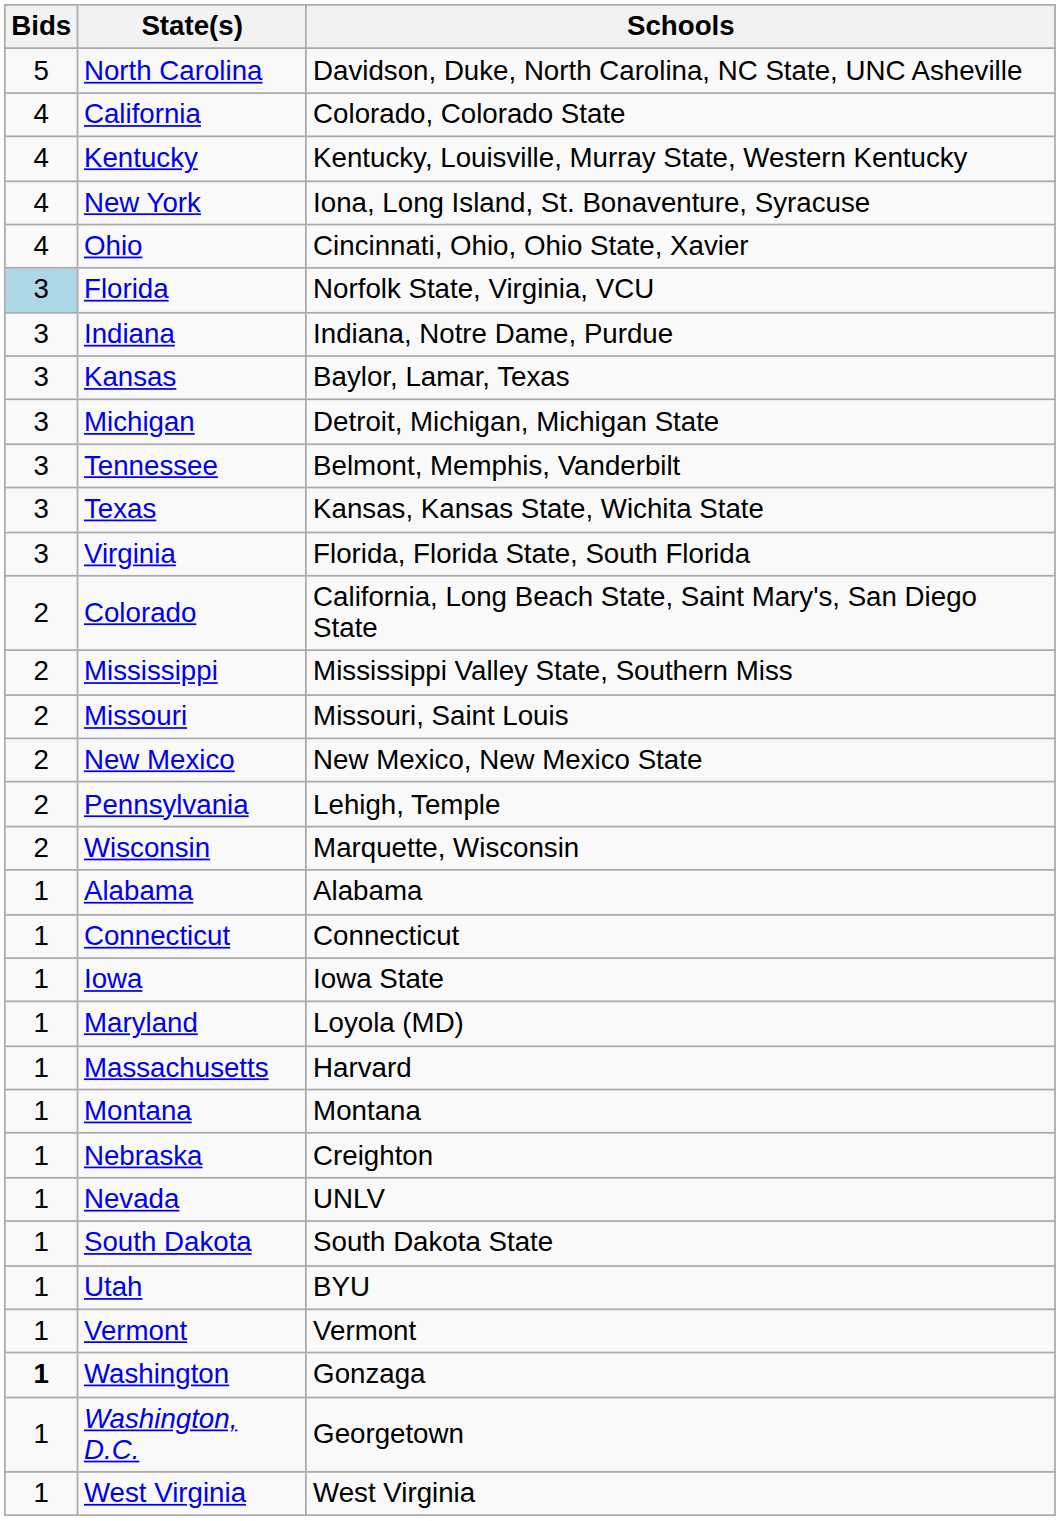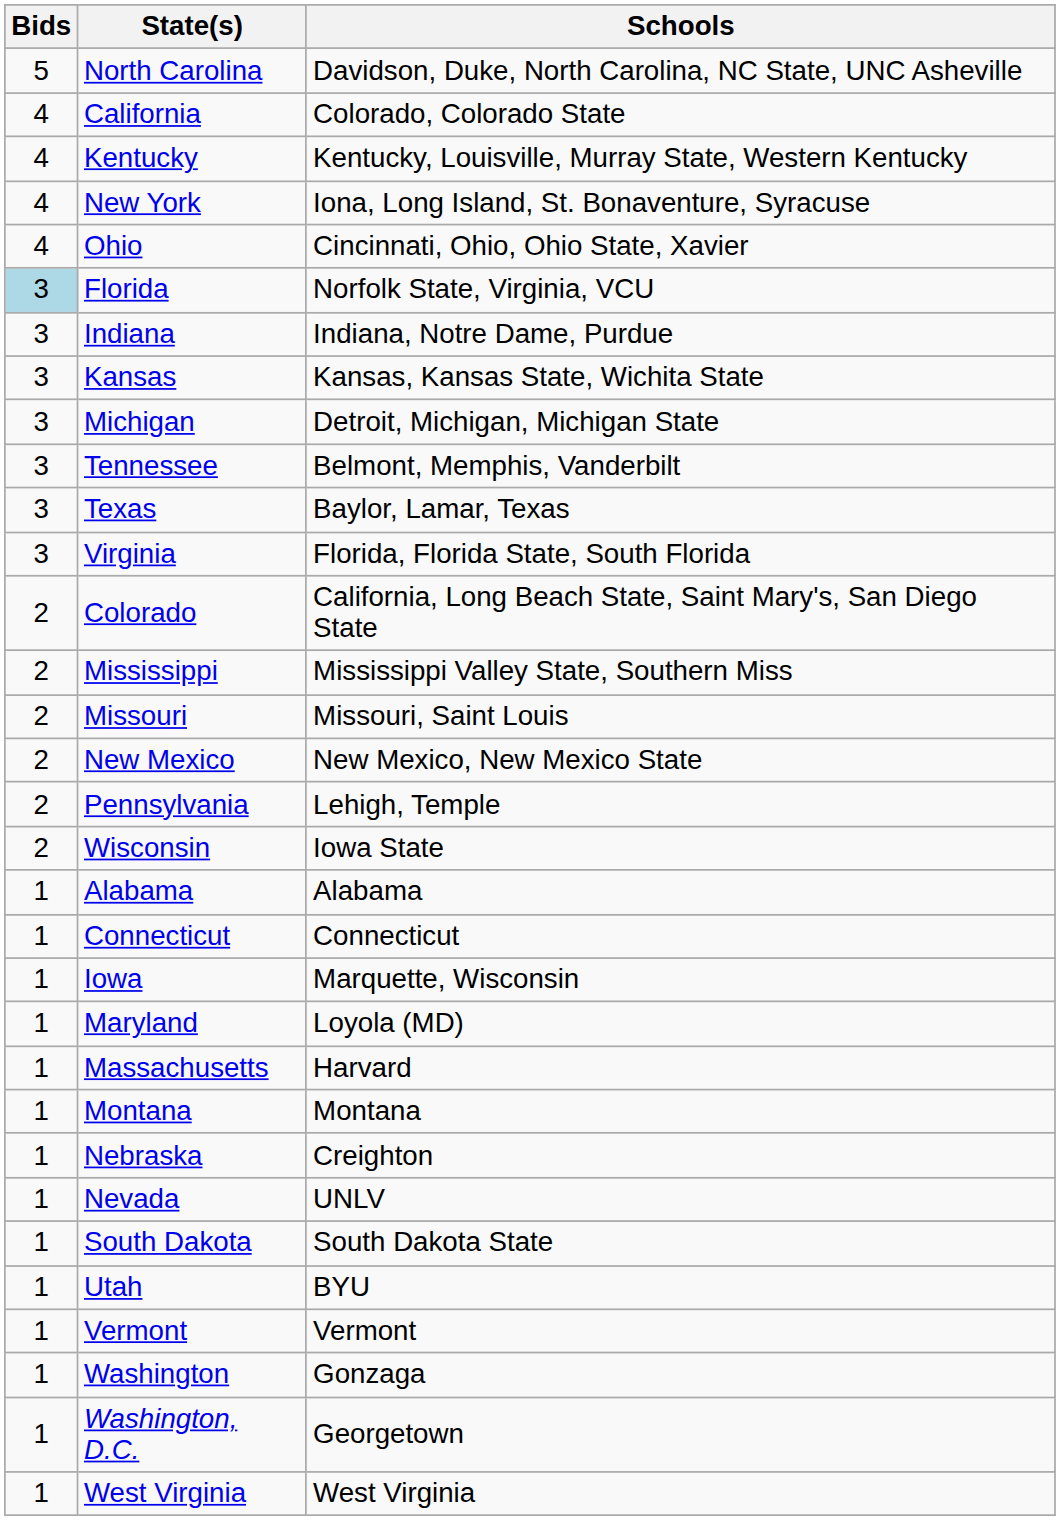(441, 377) Baylor, Lamar, Texas -> (539, 377) Kansas, Kansas State, Wichita State
(539, 509) Kansas, Kansas State, Wichita State -> (441, 509) Baylor, Lamar, Texas
(446, 847) Marquette, Wisconsin -> (379, 847) Iowa State
(379, 979) Iowa State -> (446, 979) Marquette, Wisconsin
(41, 1374) bold -> (41, 1374) normal
